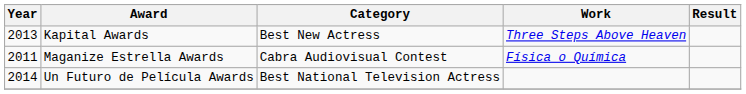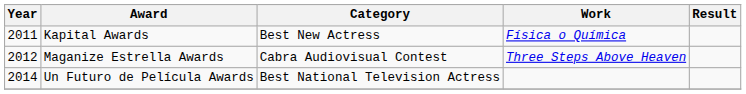(23, 36) 2013 -> (23, 36) 2011
(596, 36) Three Steps Above Heaven -> (566, 36) Física o Química
(23, 57) 2011 -> (23, 57) 2012
(566, 57) Física o Química -> (596, 57) Three Steps Above Heaven
